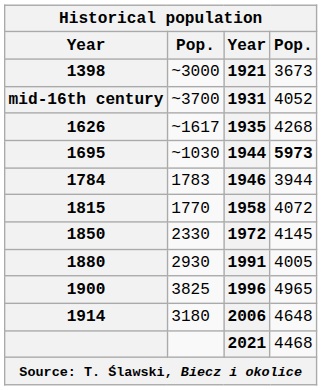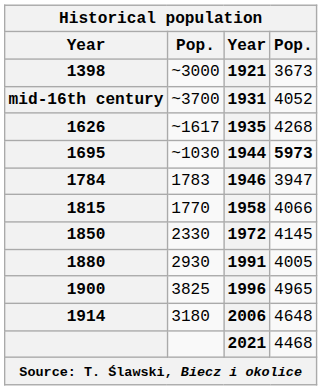(293, 181) 3944 -> (293, 181) 3947
(293, 208) 4072 -> (293, 208) 4066
